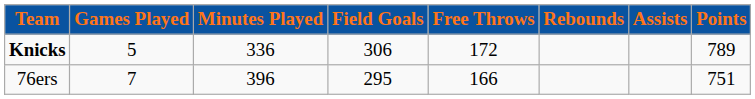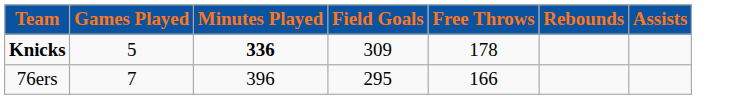- column: (721, 19)
(261, 49) normal -> (261, 49) bold
(378, 49) 306 -> (378, 49) 309
(484, 49) 172 -> (484, 49) 178
